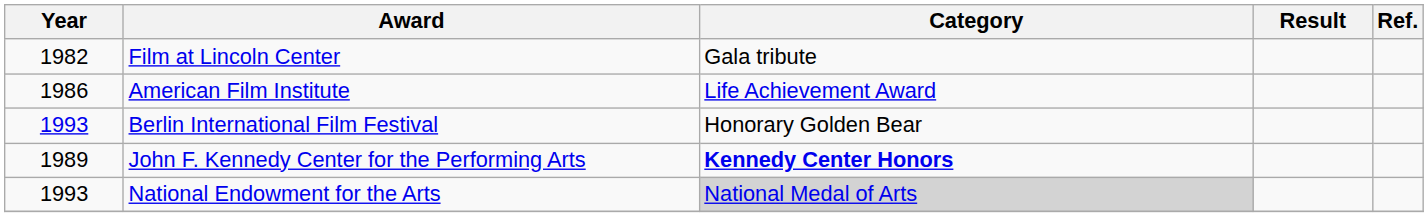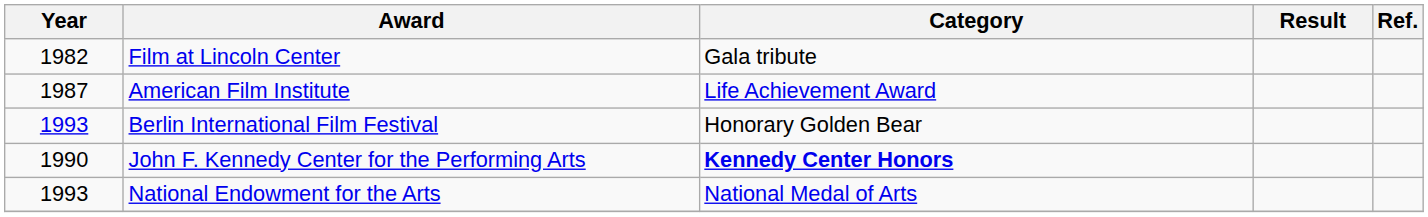(64, 90) 1986 -> (64, 90) 1987
(64, 159) 1989 -> (64, 159) 1990
(811, 194) lightgrey background -> (811, 194) no background
